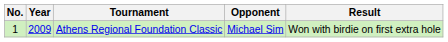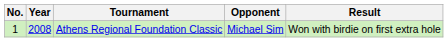(40, 29) 2009 -> (40, 29) 2008
